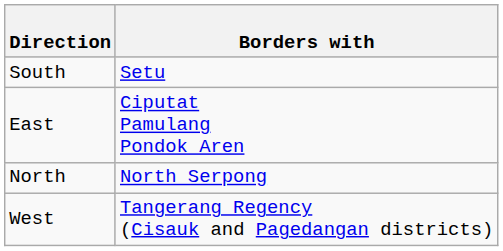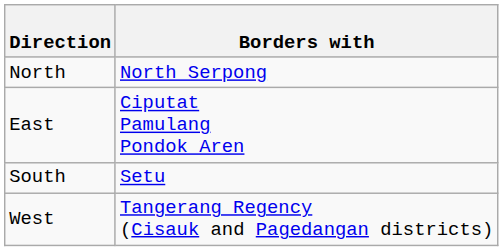rows swapped: (37, 178) <-> (37, 73)
